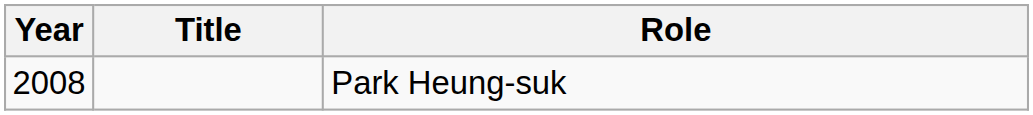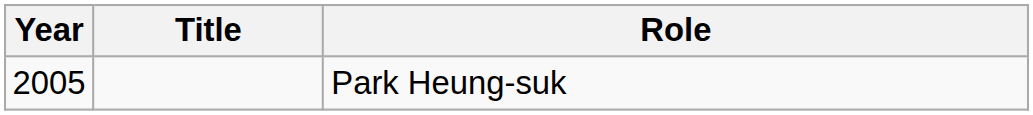(49, 82) 2008 -> (49, 82) 2005
